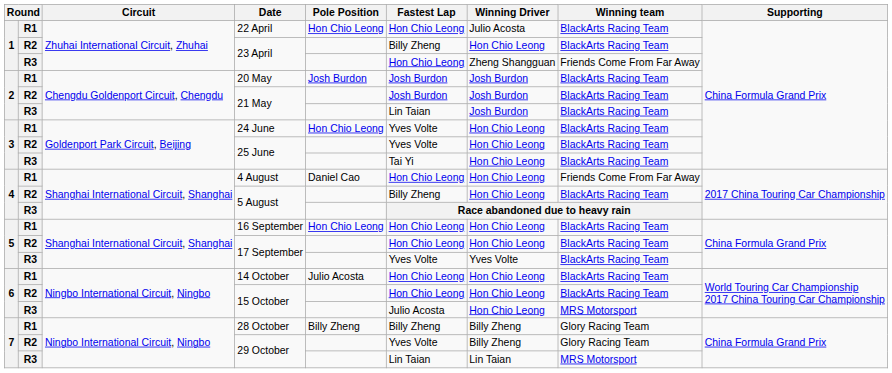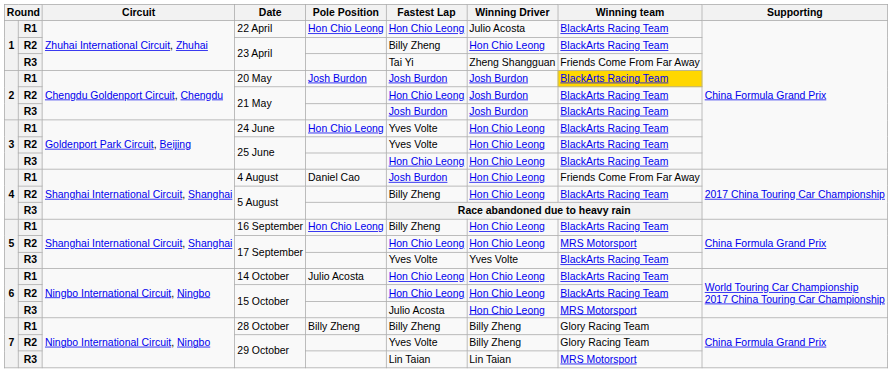(426, 62) Hon Chio Leong -> (401, 62) Tai Yi
(614, 78) no background -> (614, 78) gold background
(418, 95) Josh Burdon -> (426, 95) Hon Chio Leong
(409, 111) Lin Taian -> (418, 111) Josh Burdon
(401, 161) Tai Yi -> (426, 161) Hon Chio Leong
(426, 177) Hon Chio Leong -> (418, 177) Josh Burdon
(426, 227) Hon Chio Leong -> (415, 227) Billy Zheng
(614, 243) BlackArts Racing Team -> (598, 243) MRS Motorsport
